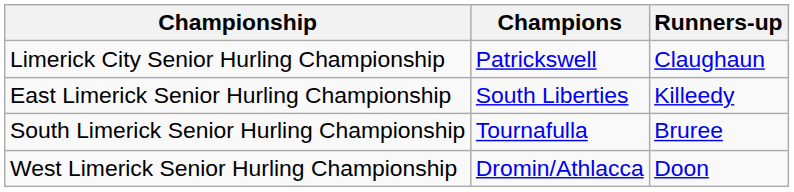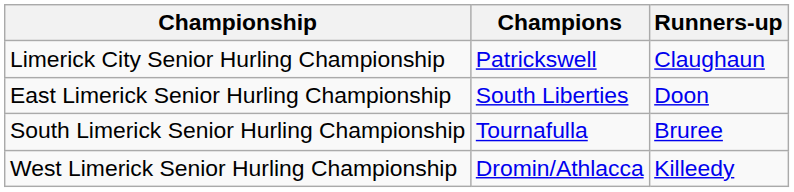(694, 95) Killeedy -> (682, 95) Doon
(682, 167) Doon -> (694, 167) Killeedy
